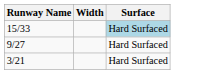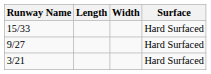+ column: (92, 12)
(138, 28) lightblue background -> (174, 28) no background
